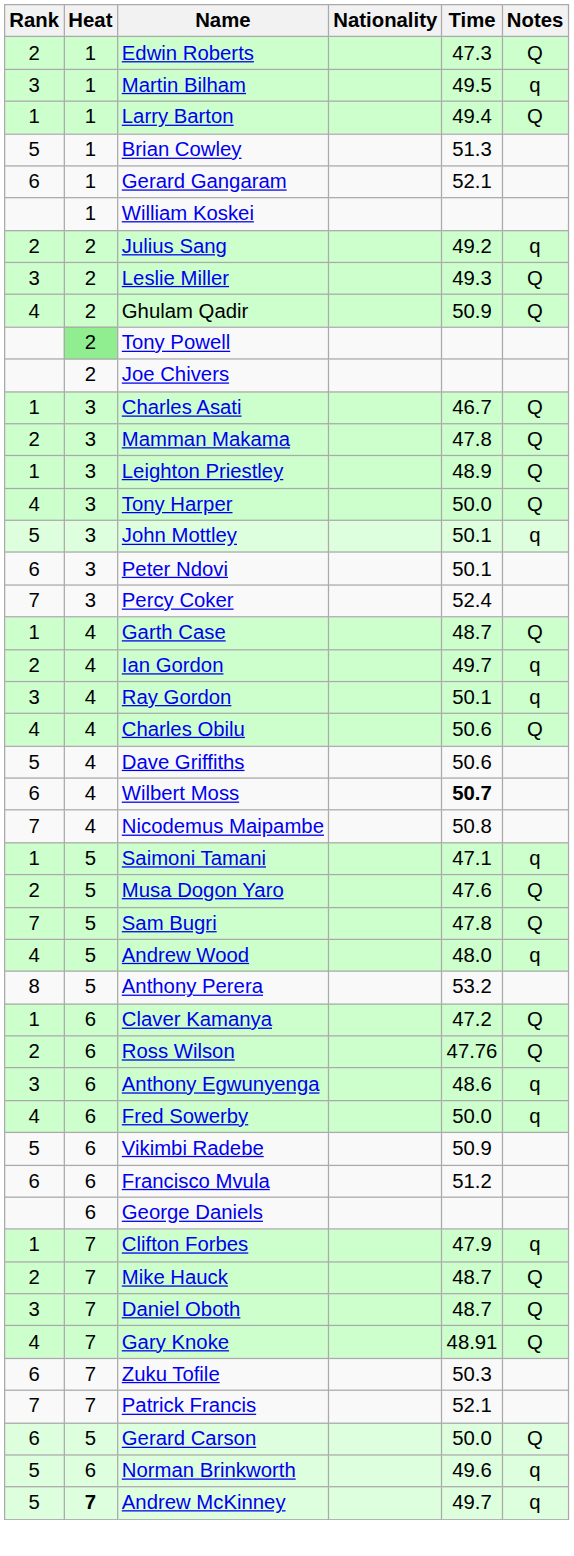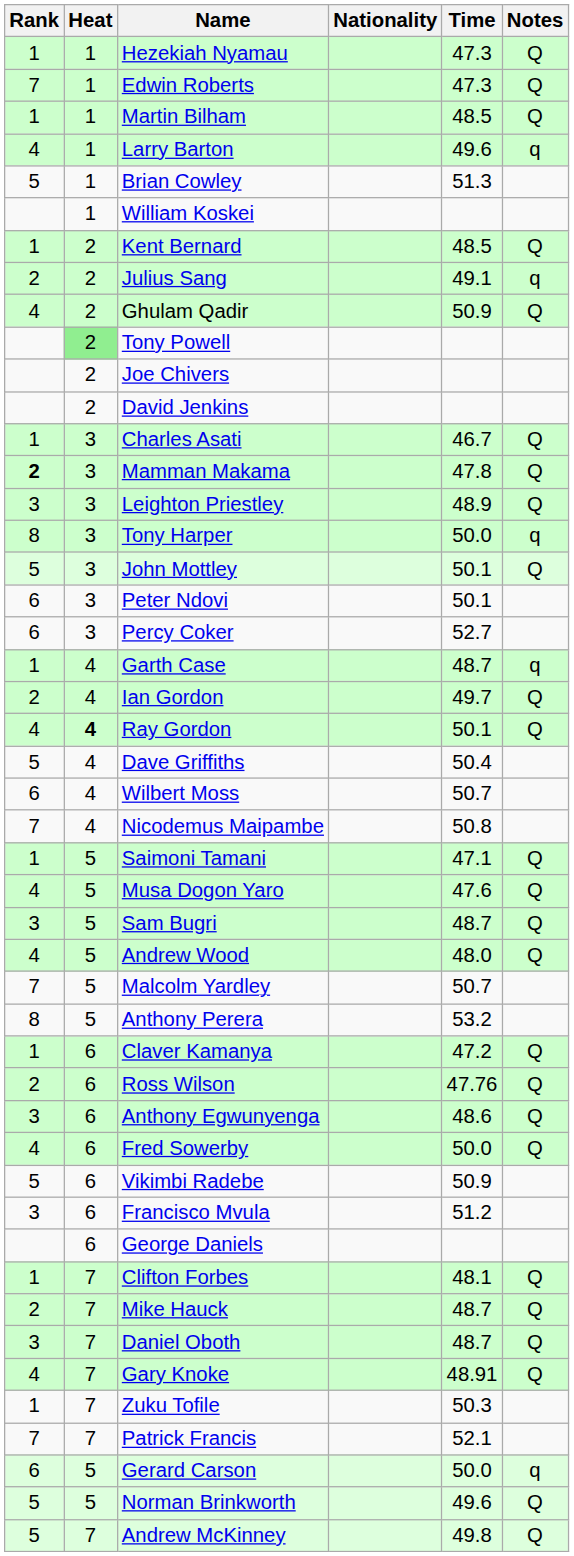+ row: (205, 52)
(34, 52) 2 -> (34, 85) 7
(34, 85) 3 -> (34, 117) 1
(472, 85) 49.5 -> (472, 117) 48.5
(535, 85) q -> (535, 117) Q
(34, 117) 1 -> (34, 149) 4
(472, 117) 49.4 -> (472, 149) 49.6
(535, 117) Q -> (535, 149) q
- row: (204, 181)
+ row: (182, 246)
(472, 246) 49.2 -> (472, 278) 49.1
- row: (175, 278)
+ row: (185, 407)
(34, 439) normal -> (34, 471) bold
(34, 471) 1 -> (34, 504) 3
(34, 504) 4 -> (34, 536) 8
(535, 504) Q -> (535, 536) q
(535, 536) q -> (535, 568) Q
(34, 600) 7 -> (34, 632) 6
(472, 600) 52.4 -> (472, 632) 52.7
(535, 632) Q -> (535, 665) q
(535, 665) q -> (535, 697) Q
(34, 697) 3 -> (34, 729) 4
(90, 697) normal -> (90, 729) bold
(535, 697) q -> (535, 729) Q
- row: (183, 729)
(472, 761) 50.6 -> (472, 761) 50.4
(472, 794) bold -> (472, 794) normal
(535, 858) q -> (535, 858) Q
(34, 890) 2 -> (34, 890) 4
(34, 922) 7 -> (34, 922) 3
(472, 922) 47.8 -> (472, 922) 48.7
(535, 955) q -> (535, 955) Q
+ row: (196, 987)
(535, 1084) q -> (535, 1116) Q
(535, 1116) q -> (535, 1148) Q
(34, 1180) 6 -> (34, 1212) 3
(472, 1245) 47.9 -> (472, 1277) 48.1
(535, 1245) q -> (535, 1277) Q
(34, 1374) 6 -> (34, 1406) 1
(535, 1438) Q -> (535, 1470) q
(90, 1470) 6 -> (90, 1503) 5
(535, 1470) q -> (535, 1503) Q
(90, 1503) bold -> (90, 1535) normal
(472, 1503) 49.7 -> (472, 1535) 49.8
(535, 1503) q -> (535, 1535) Q
